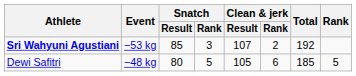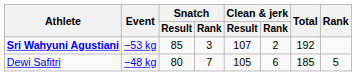(209, 63) 5 -> (209, 63) 7
